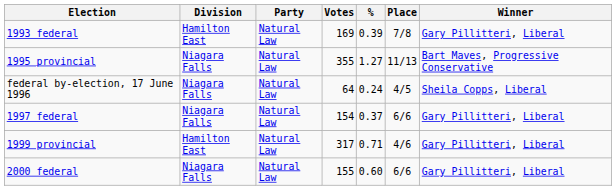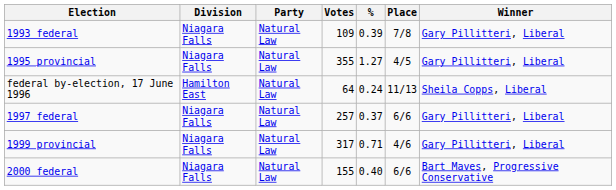(206, 34) Hamilton East -> (203, 34) Niagara Falls
(345, 34) 169 -> (345, 34) 109
(402, 62) 11/13 -> (402, 62) 4/5
(490, 62) Bart Maves, Progressive Conservative -> (493, 62) Gary Pillitteri, Liberal
(203, 89) Niagara Falls -> (206, 89) Hamilton East
(402, 89) 4/5 -> (402, 89) 11/13
(345, 117) 154 -> (345, 117) 257
(206, 144) Hamilton East -> (203, 144) Niagara Falls
(371, 172) 0.60 -> (371, 172) 0.40
(493, 172) Gary Pillitteri, Liberal -> (490, 172) Bart Maves, Progressive Conservative
